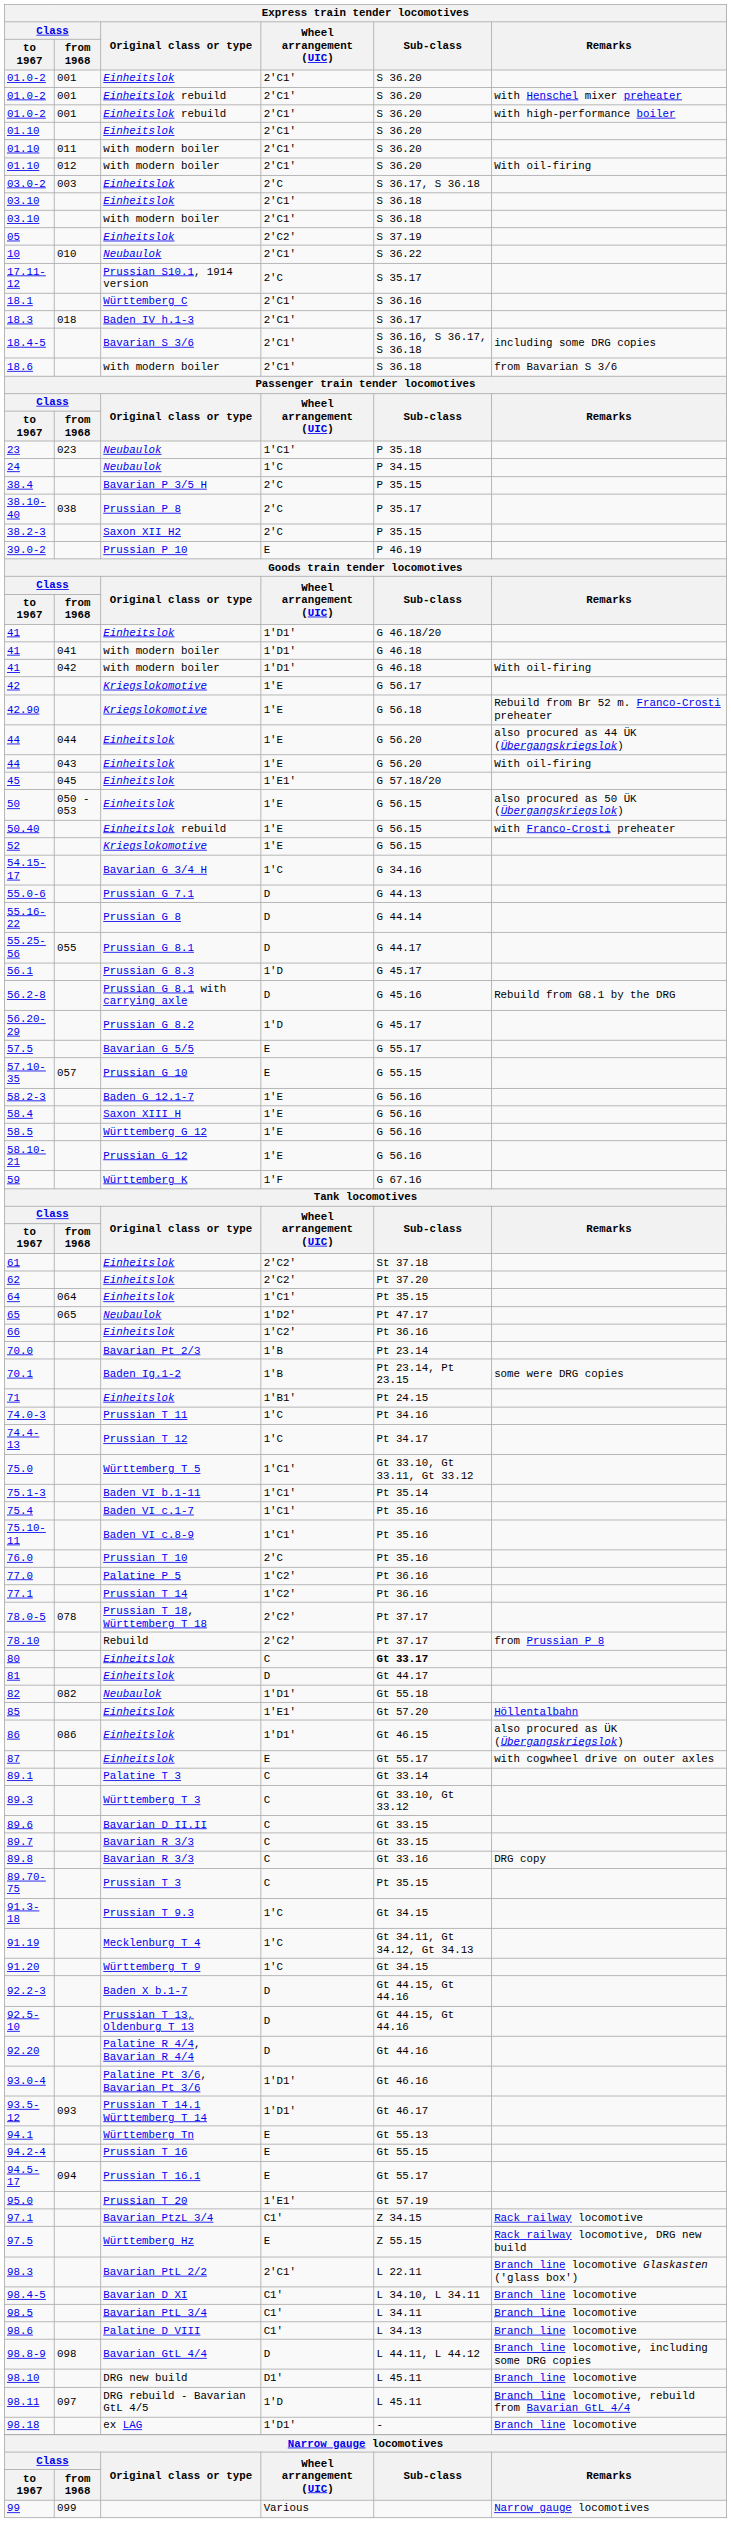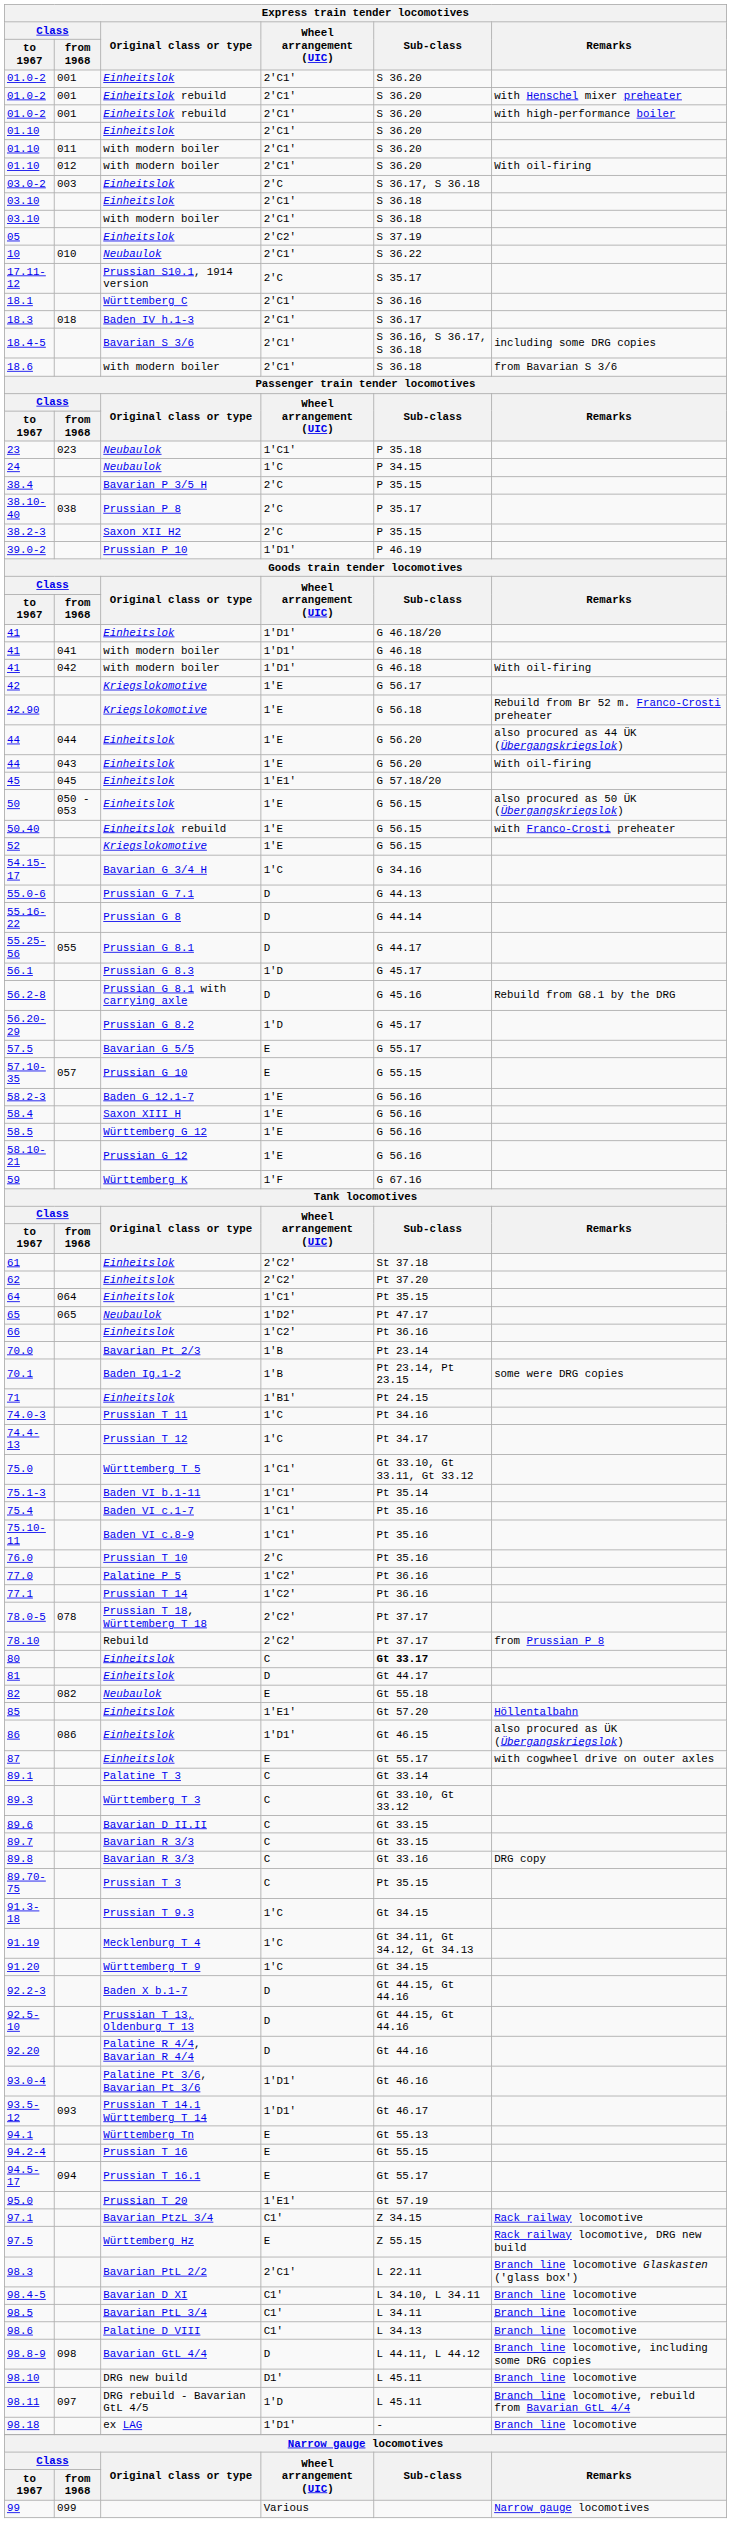(267, 550) E -> (280, 550) 1'D1'
(280, 1694) 1'D1' -> (267, 1694) E
